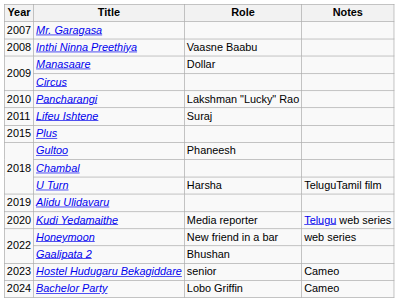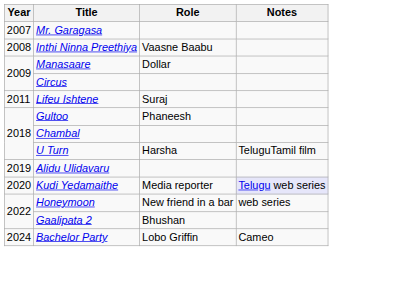- row: (67, 99)
- row: (47, 133)
(348, 220) no background -> (282, 185) lavender background
- row: (109, 271)
